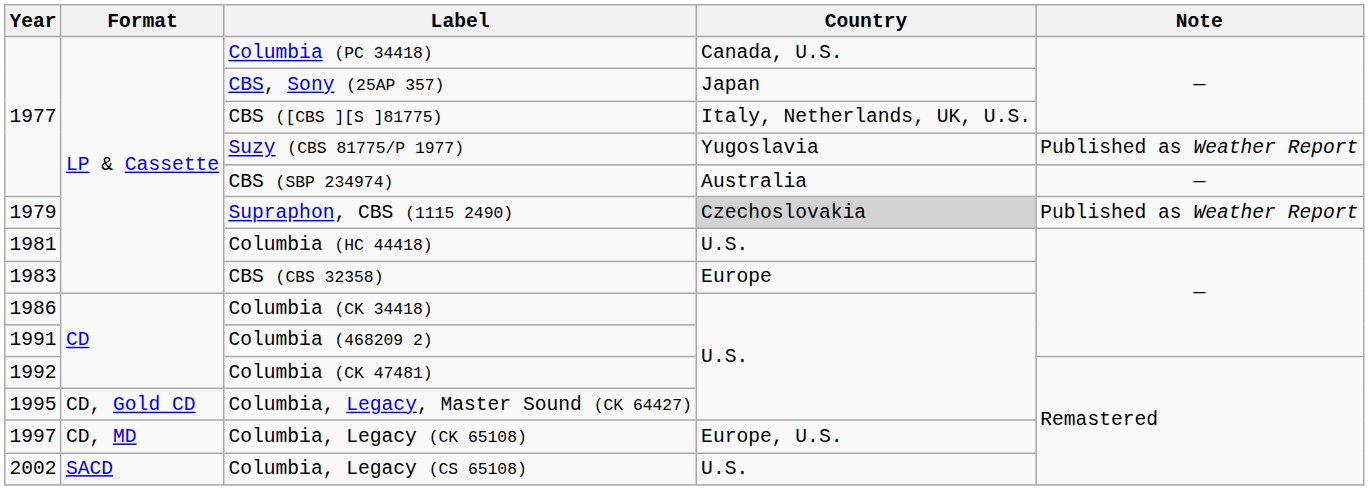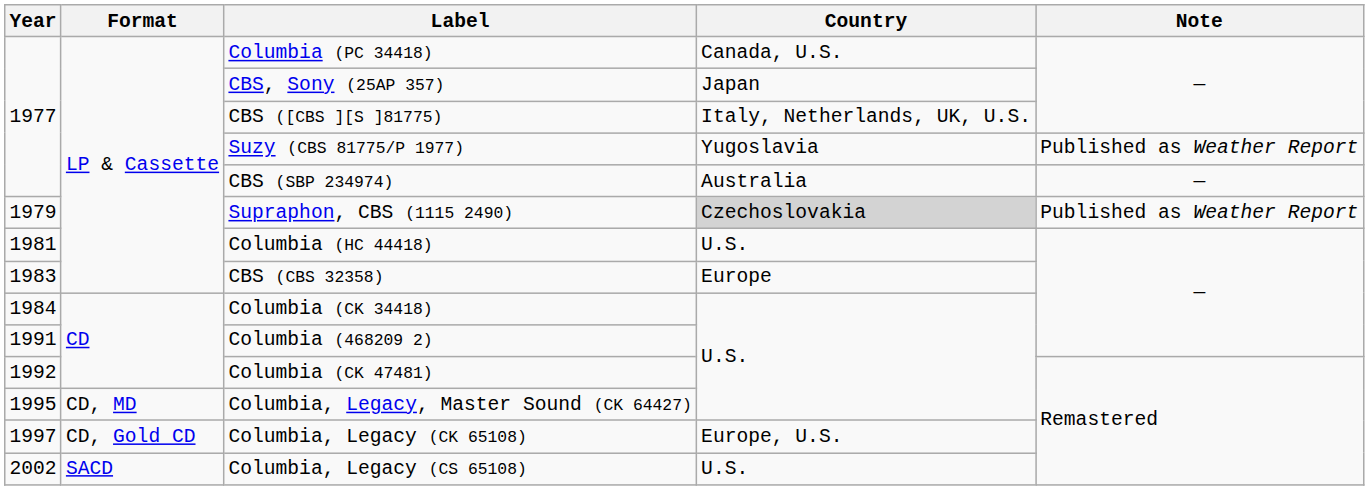(33, 309) 1986 -> (33, 309) 1984
(131, 405) CD, Gold CD -> (101, 405) CD, MD
(101, 437) CD, MD -> (131, 437) CD, Gold CD
